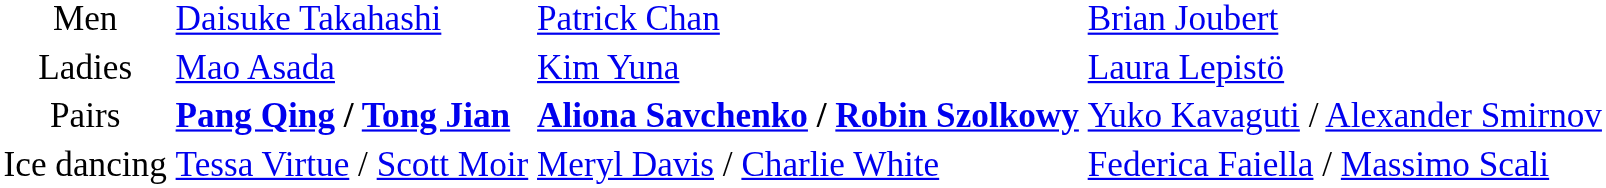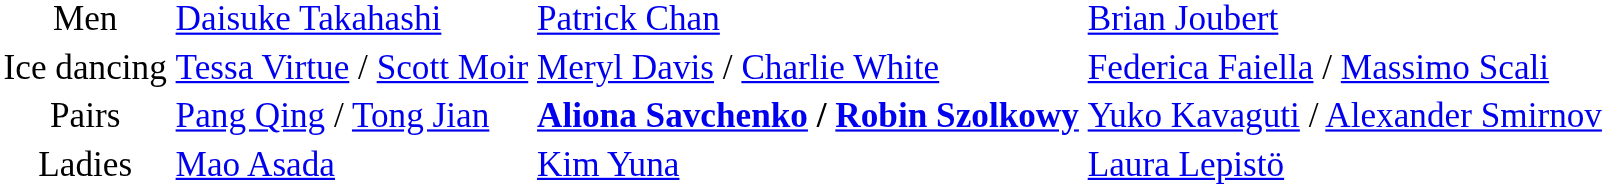rows swapped: (85, 67) <-> (85, 164)
(343, 115) bold -> (332, 115) normal
